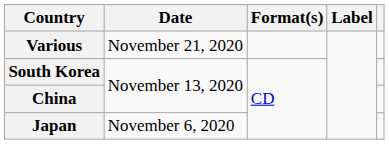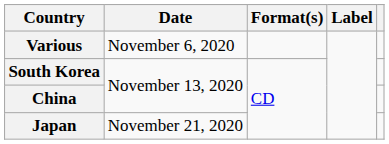(175, 44) November 21, 2020 -> (171, 44) November 6, 2020
(171, 125) November 6, 2020 -> (175, 125) November 21, 2020
